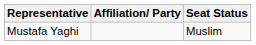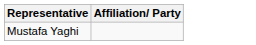- column: (217, 13)
